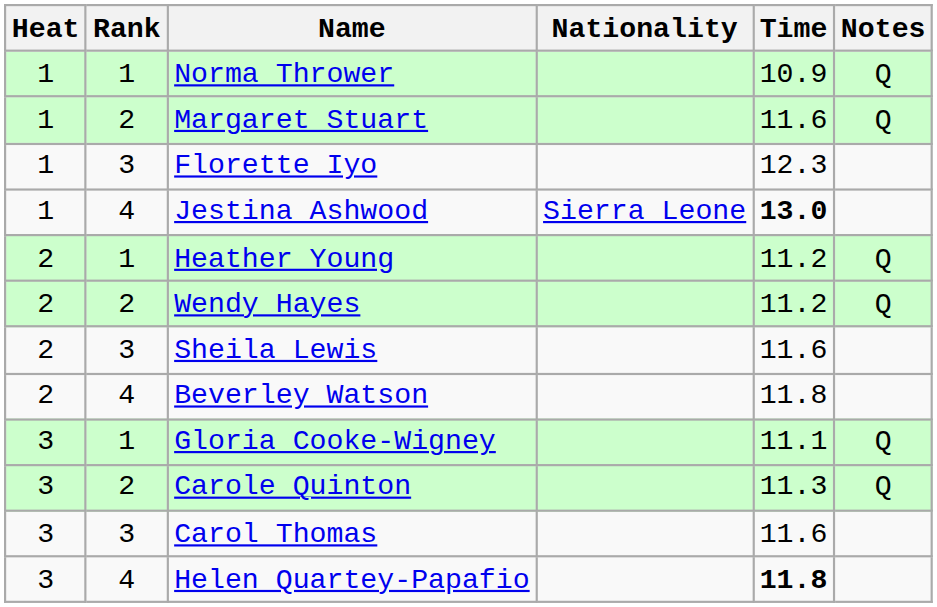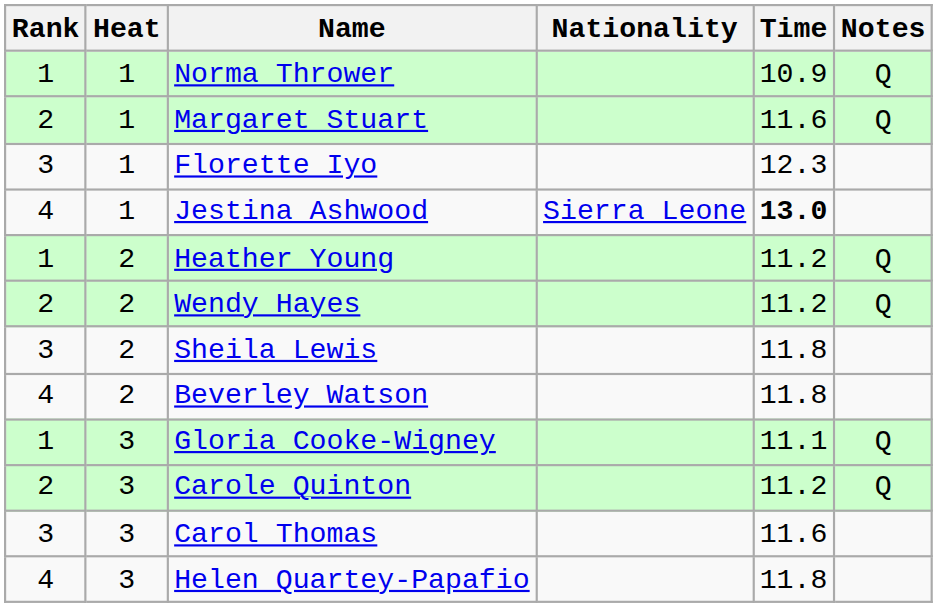columns swapped: (127, 28) <-> (46, 28)
(794, 350) 11.6 -> (794, 350) 11.8
(794, 488) 11.3 -> (794, 488) 11.2
(794, 580) bold -> (794, 580) normal
